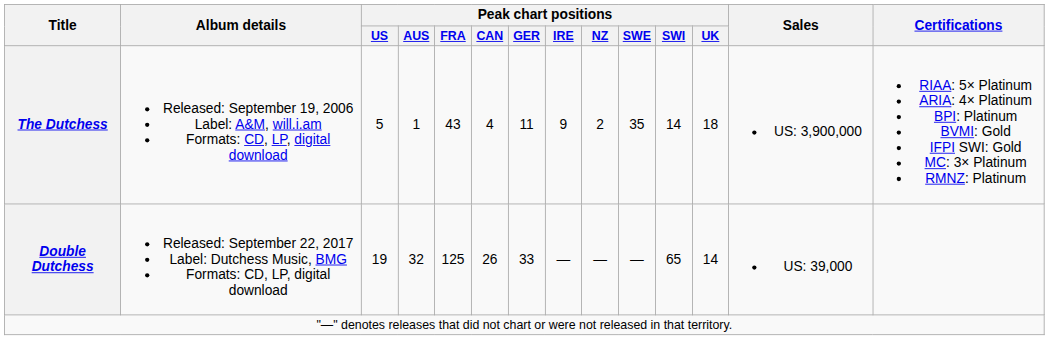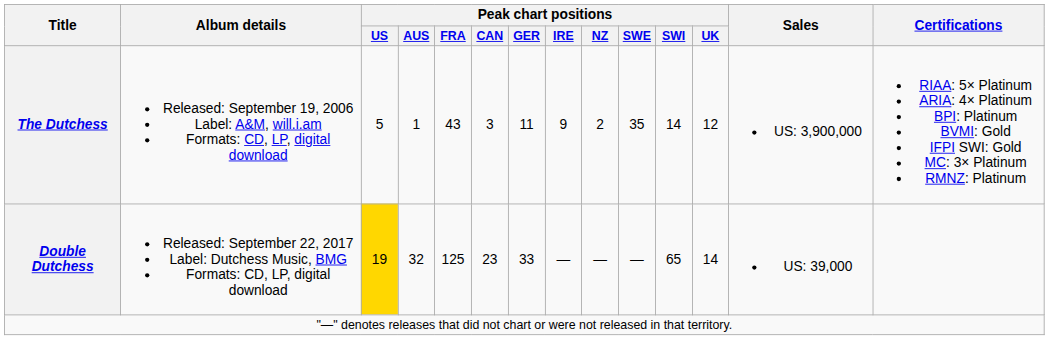(490, 124) 4 -> (490, 124) 3
(710, 124) 18 -> (710, 124) 12
(379, 259) no background -> (379, 259) gold background
(490, 259) 26 -> (490, 259) 23
